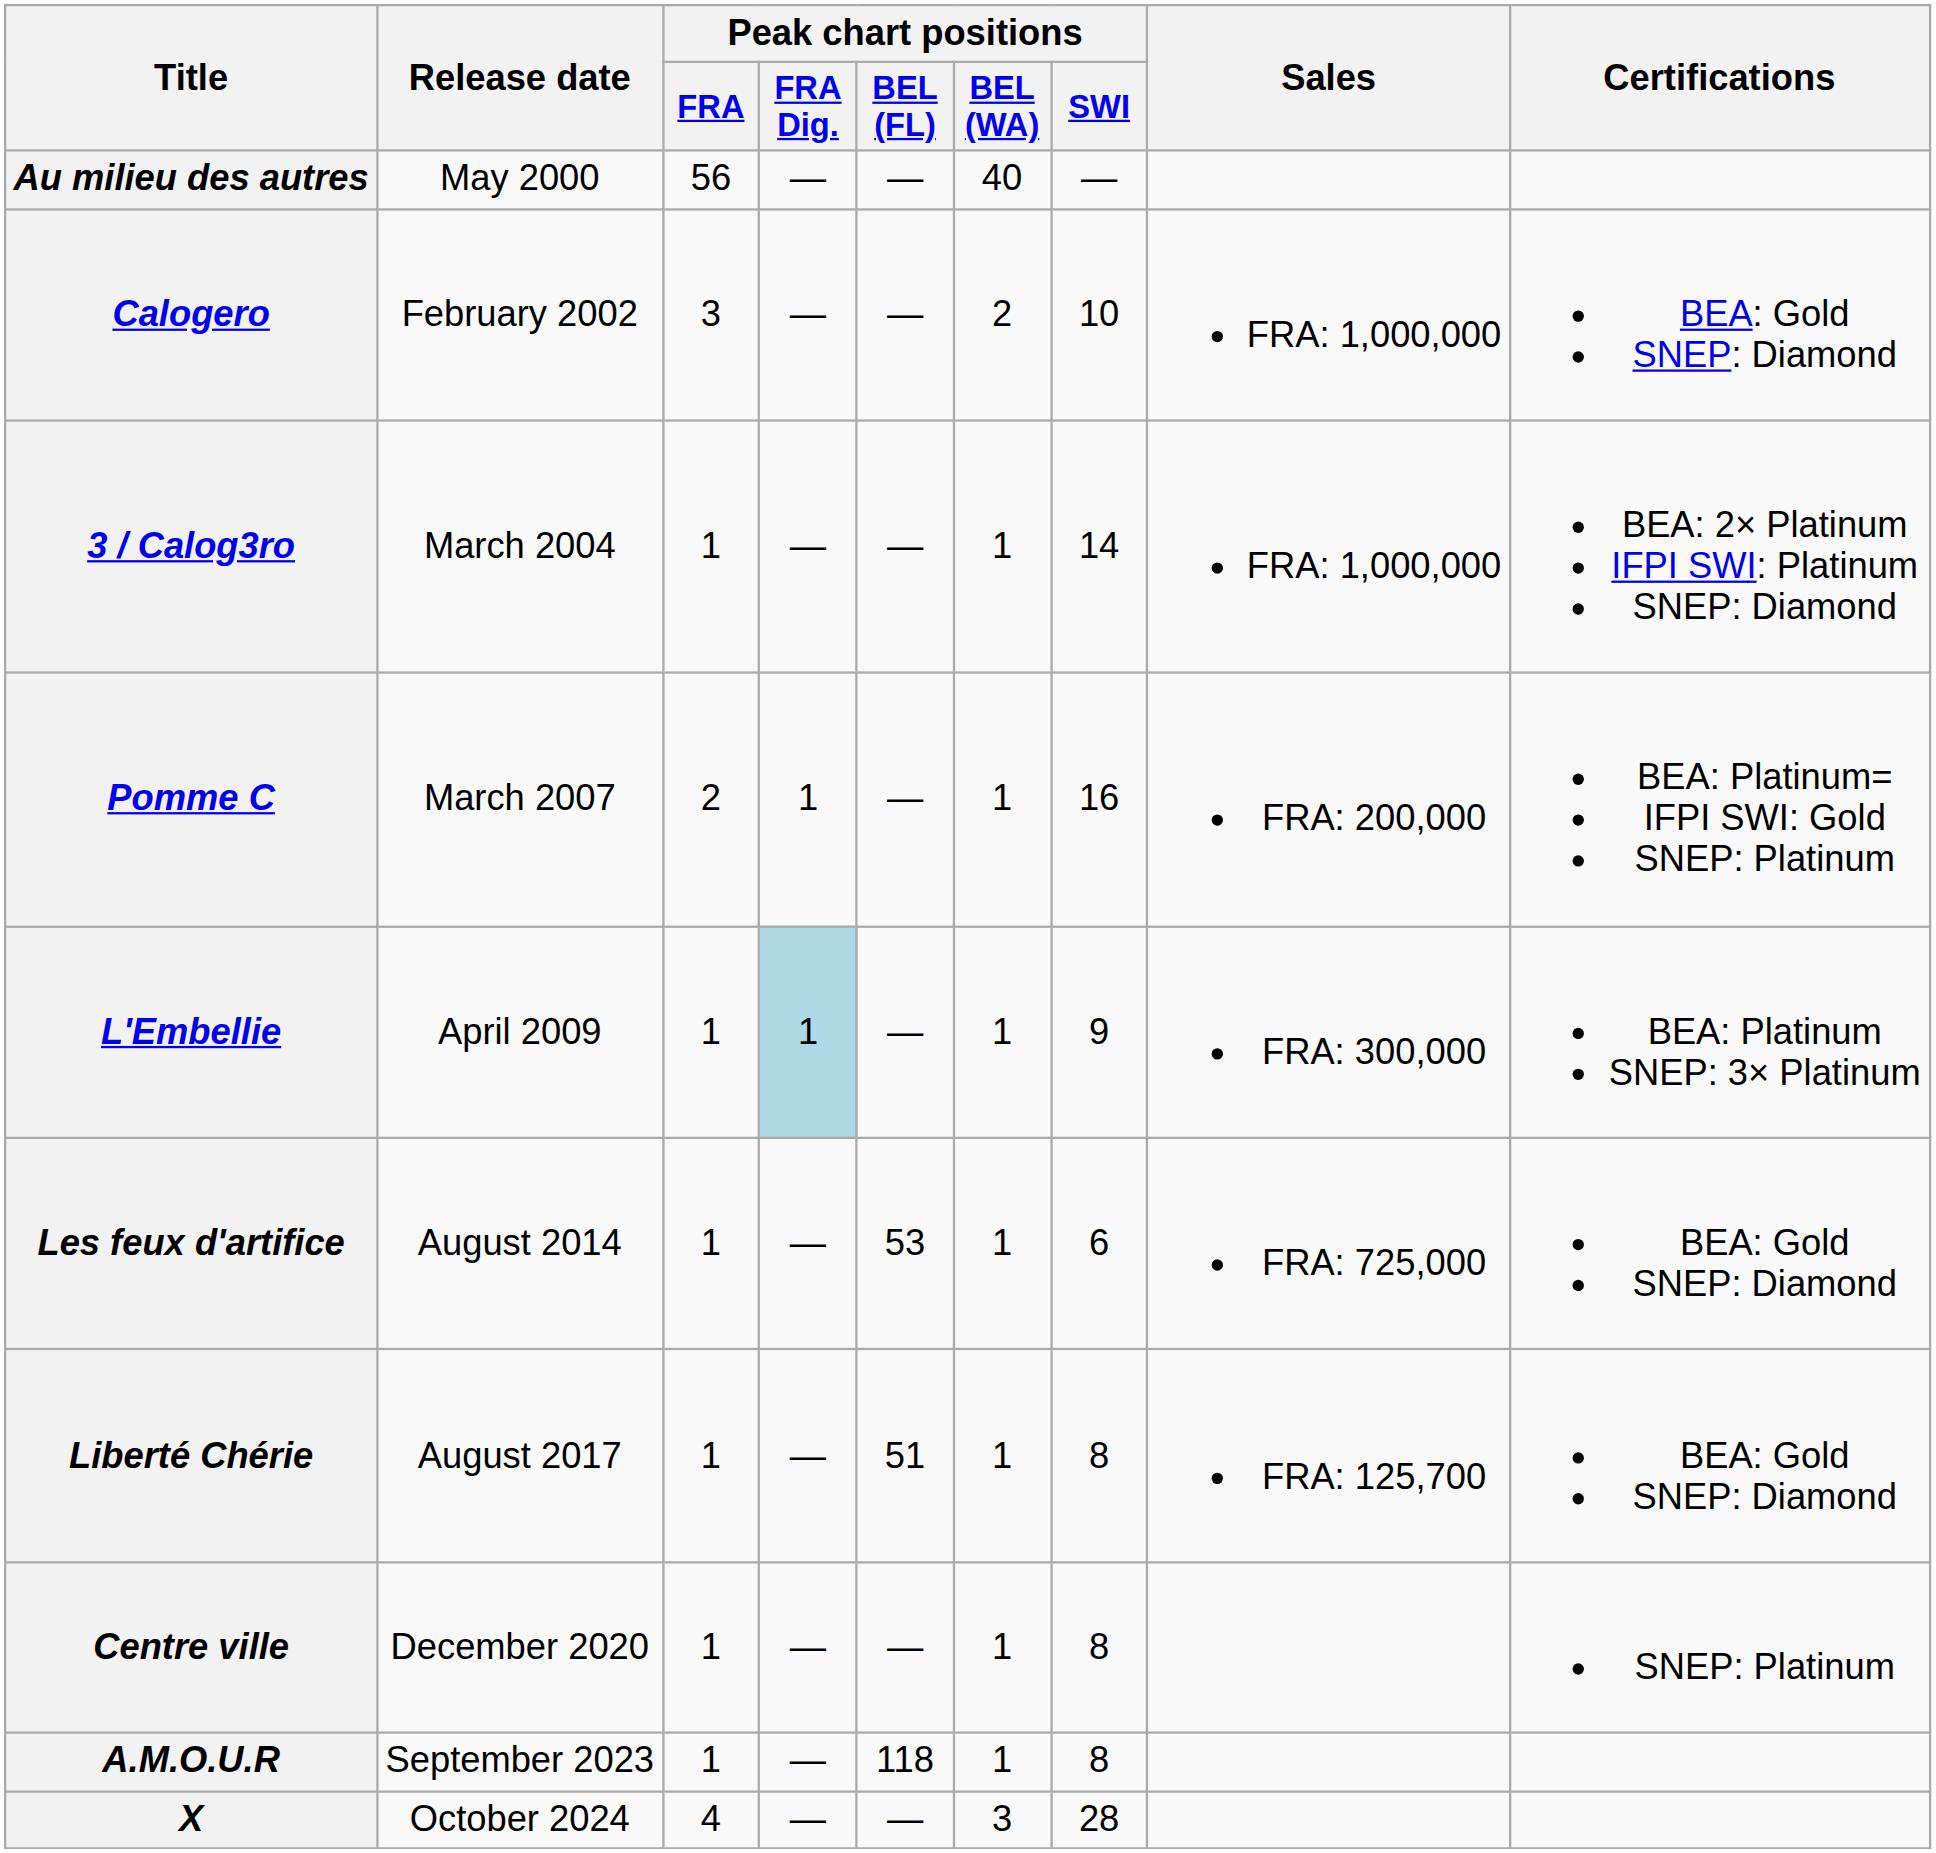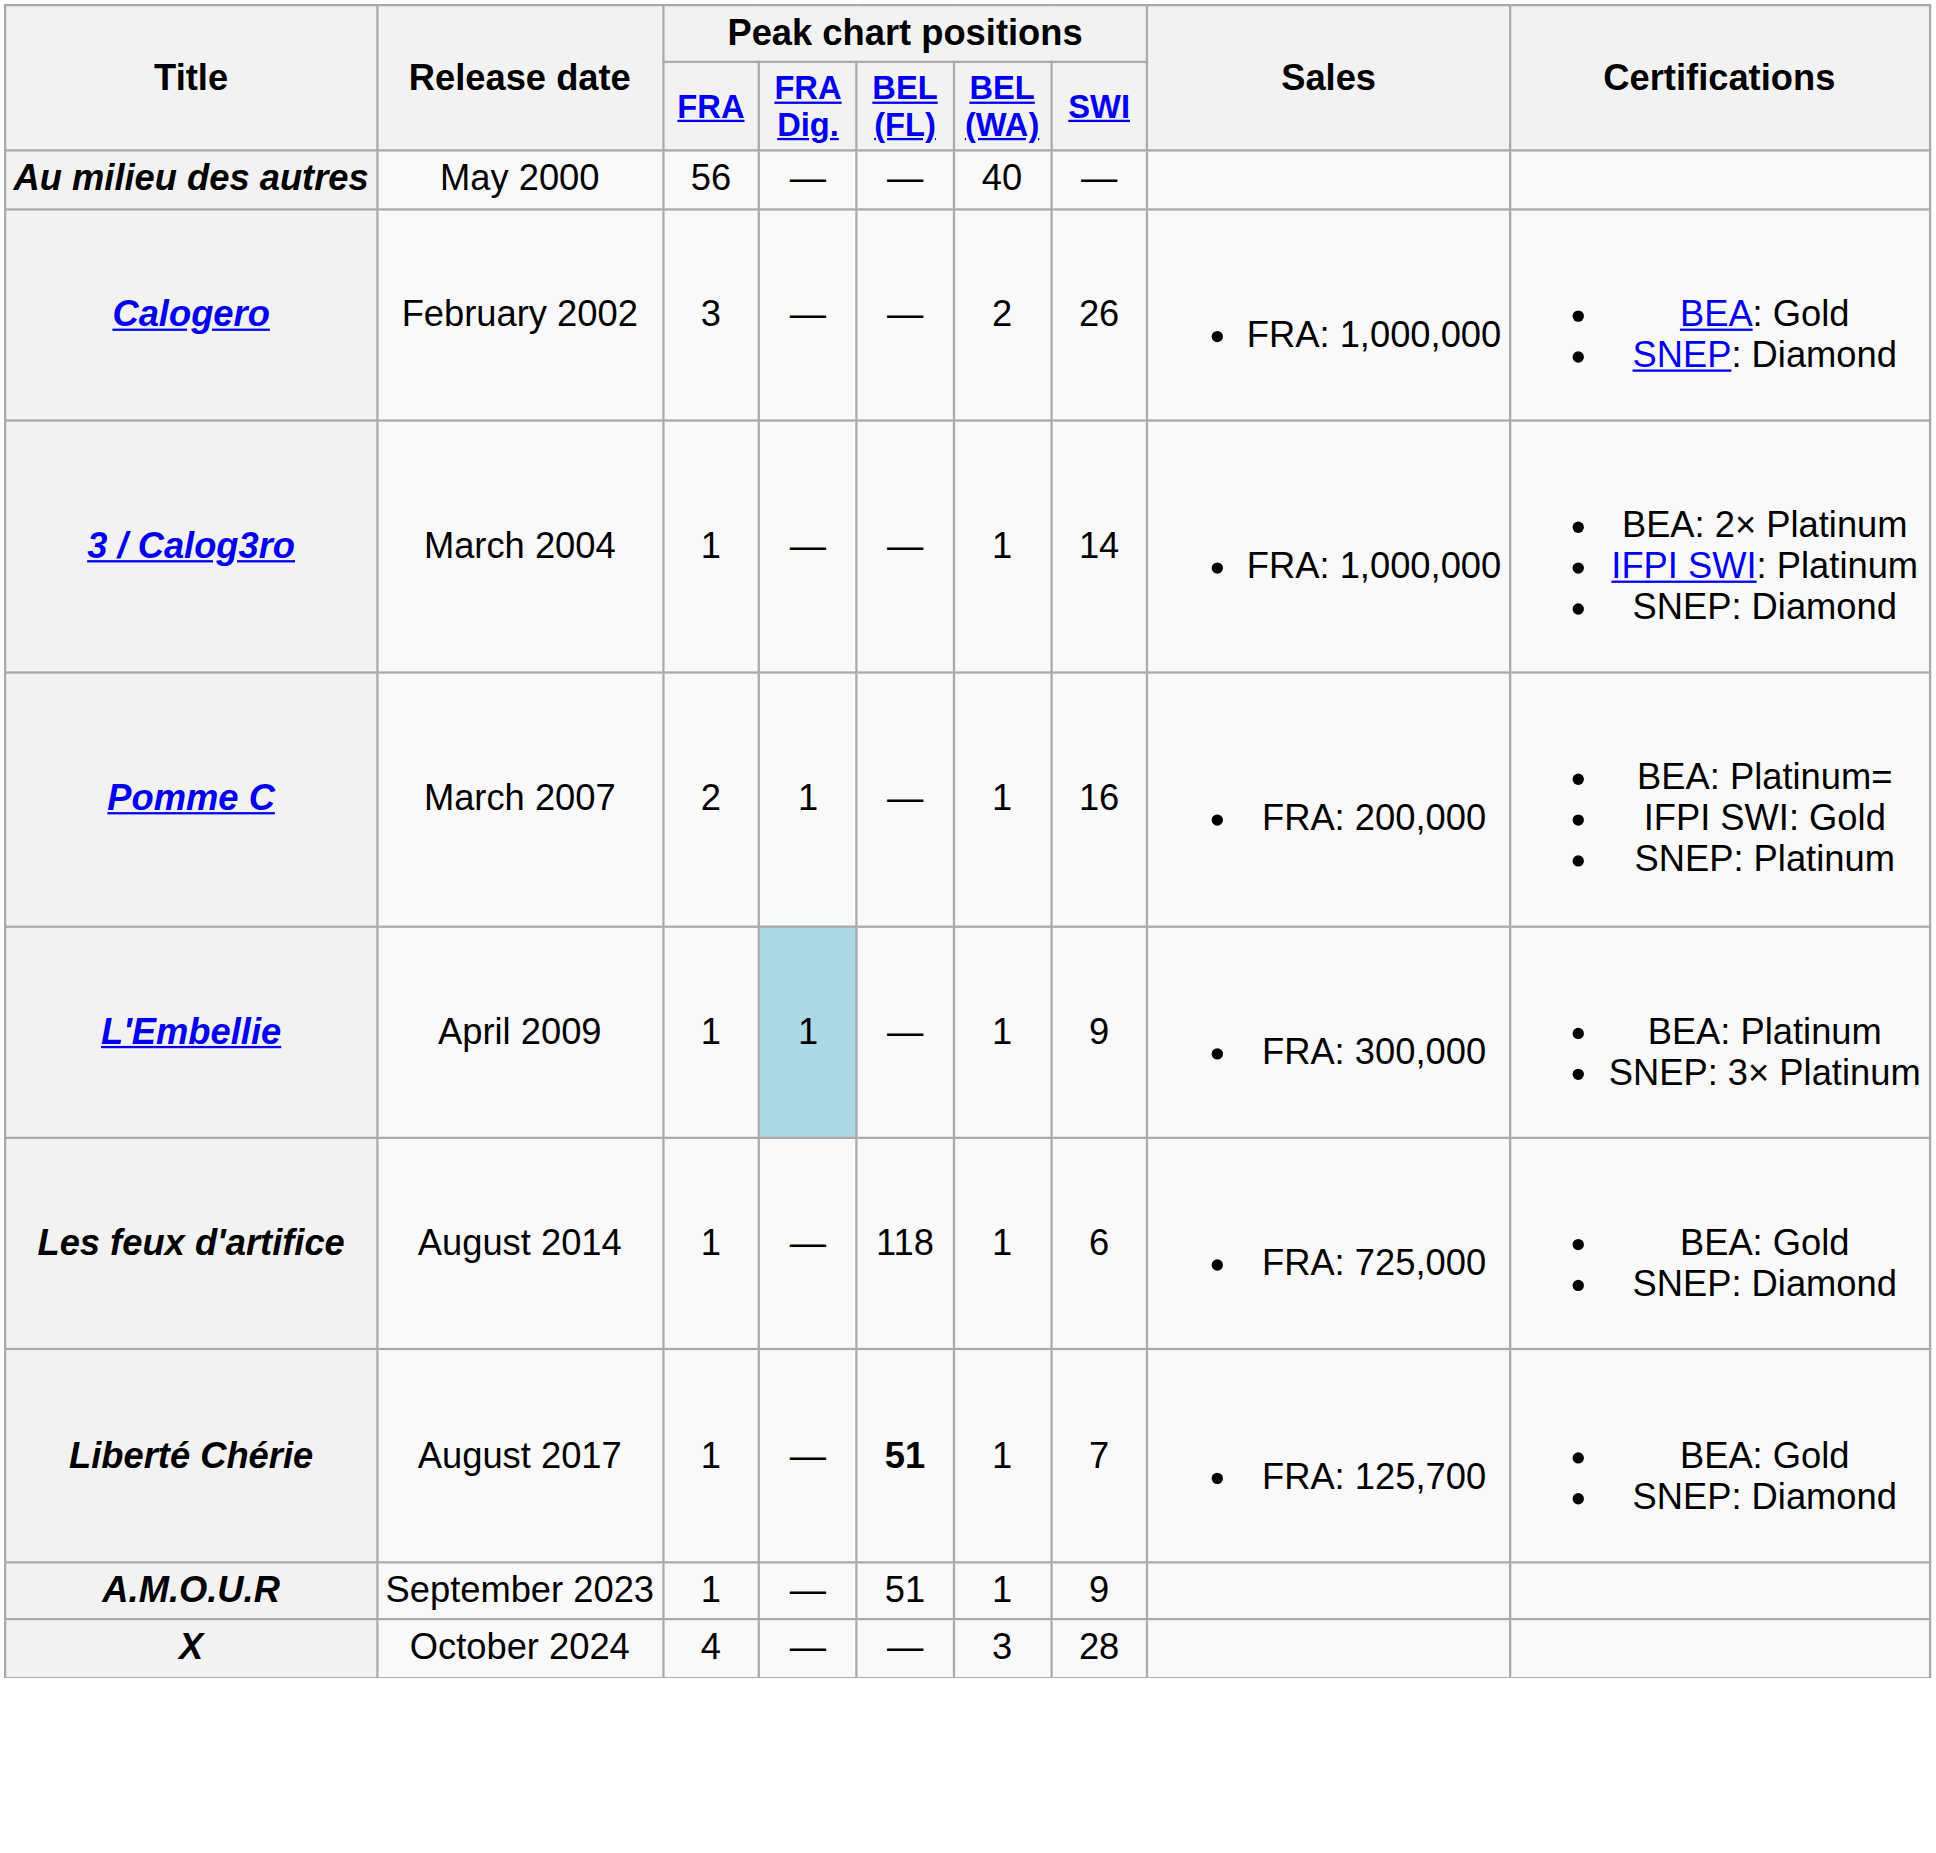(1099, 313) 10 -> (1099, 313) 26
(905, 1243) 53 -> (905, 1243) 118
(905, 1455) normal -> (905, 1455) bold
(1099, 1455) 8 -> (1099, 1455) 7
- row: (191, 1646)
(905, 1761) 118 -> (905, 1589) 51
(1099, 1761) 8 -> (1099, 1589) 9
